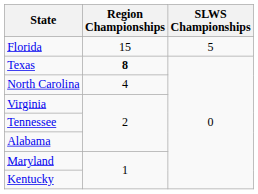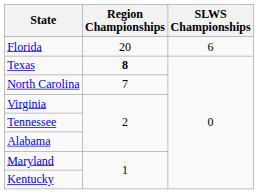(125, 46) 15 -> (125, 46) 20
(211, 46) 5 -> (211, 46) 6
(125, 84) 4 -> (125, 84) 7
